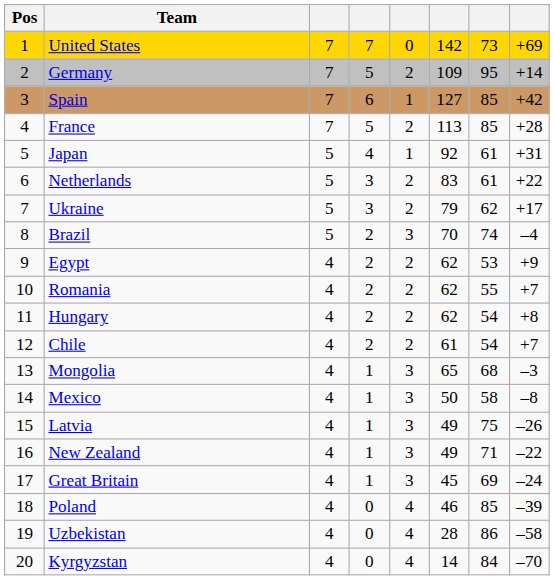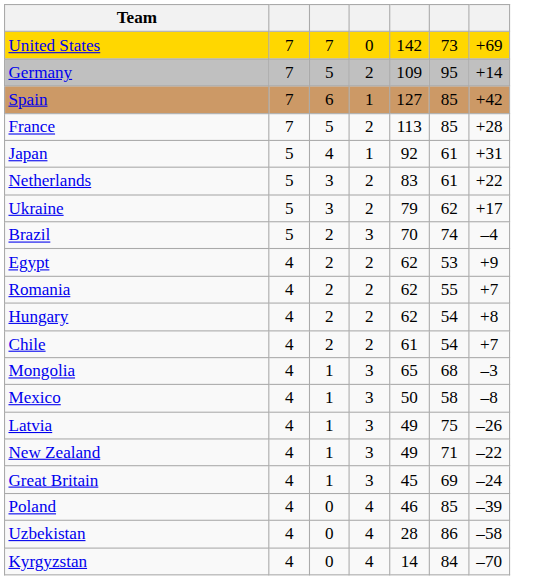- column: (25, 18)
